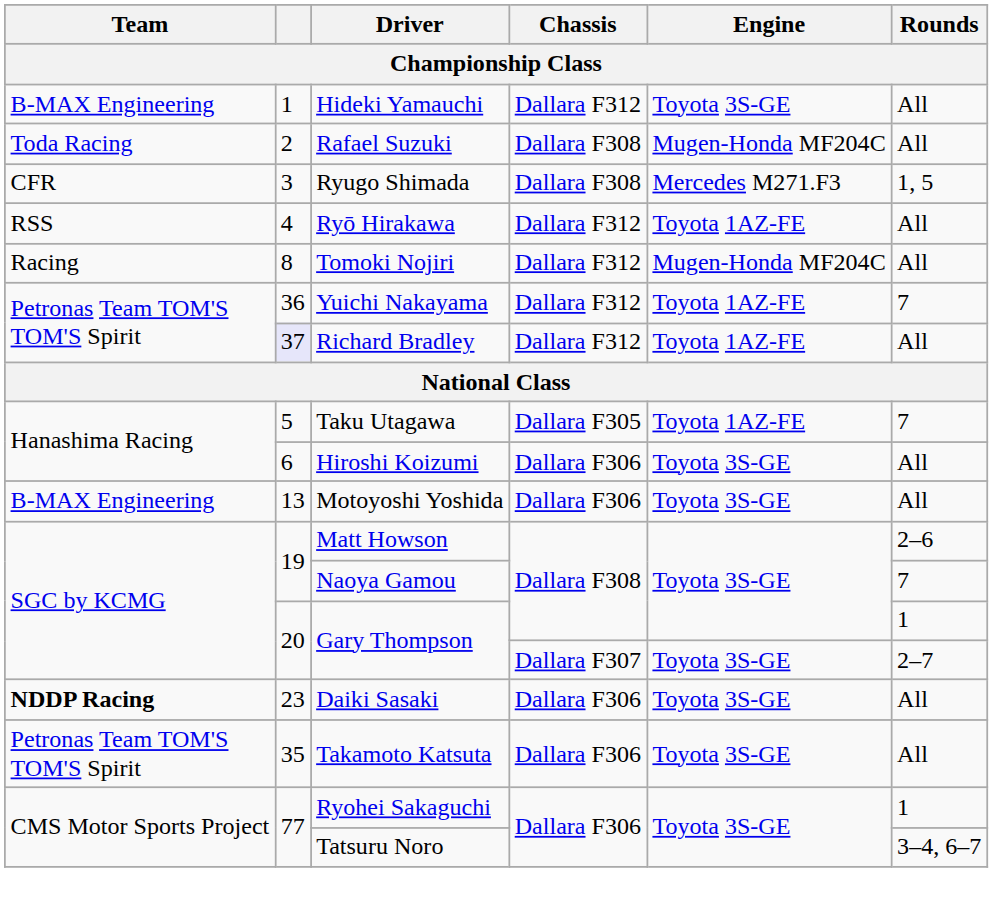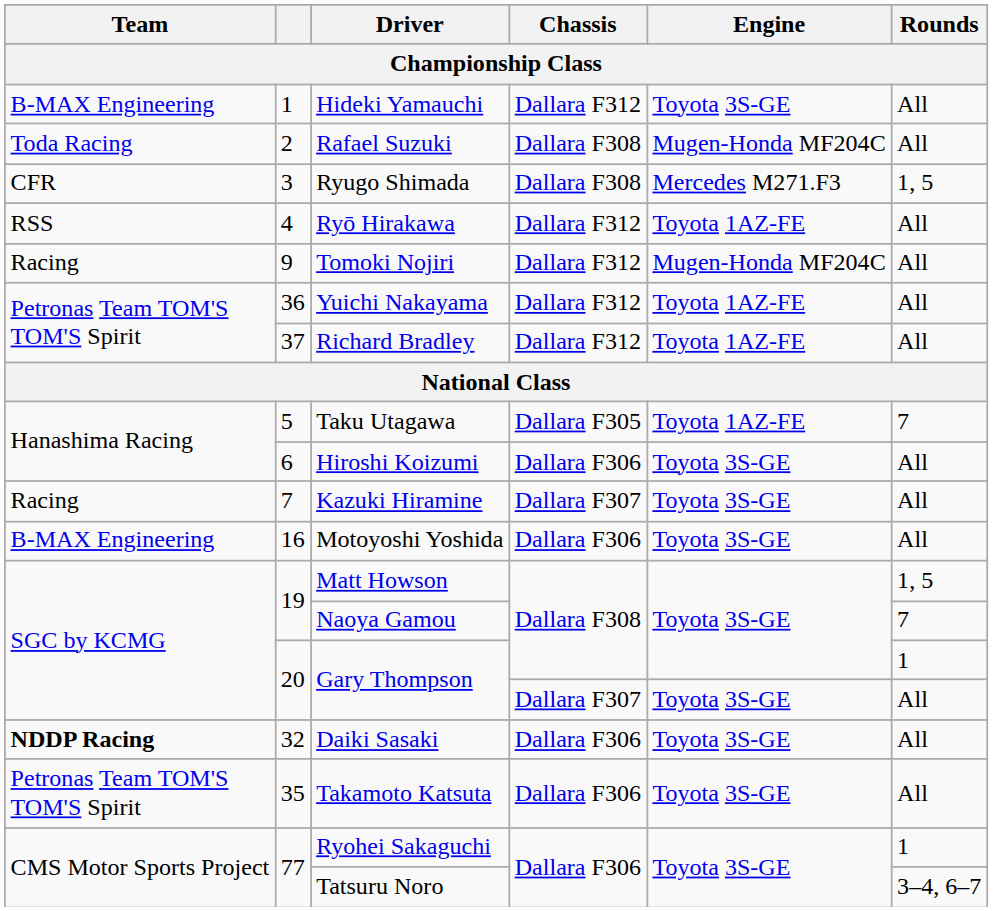(287, 262) 8 -> (287, 262) 9
(903, 301) 7 -> (912, 301) All
(293, 341) lavender background -> (293, 341) no background
+ row: (399, 500)
(293, 500) 13 -> (293, 540) 16
(915, 540) 2–6 -> (915, 579) 1, 5
(915, 659) 2–7 -> (912, 699) All
(293, 699) 23 -> (293, 738) 32
